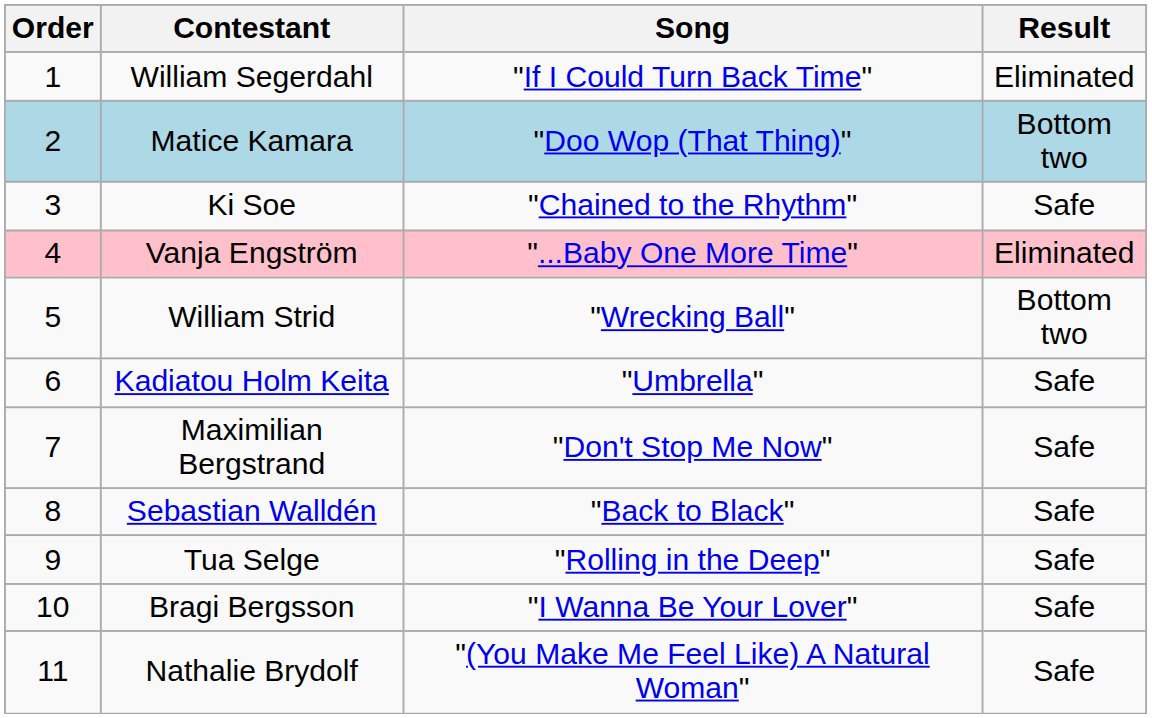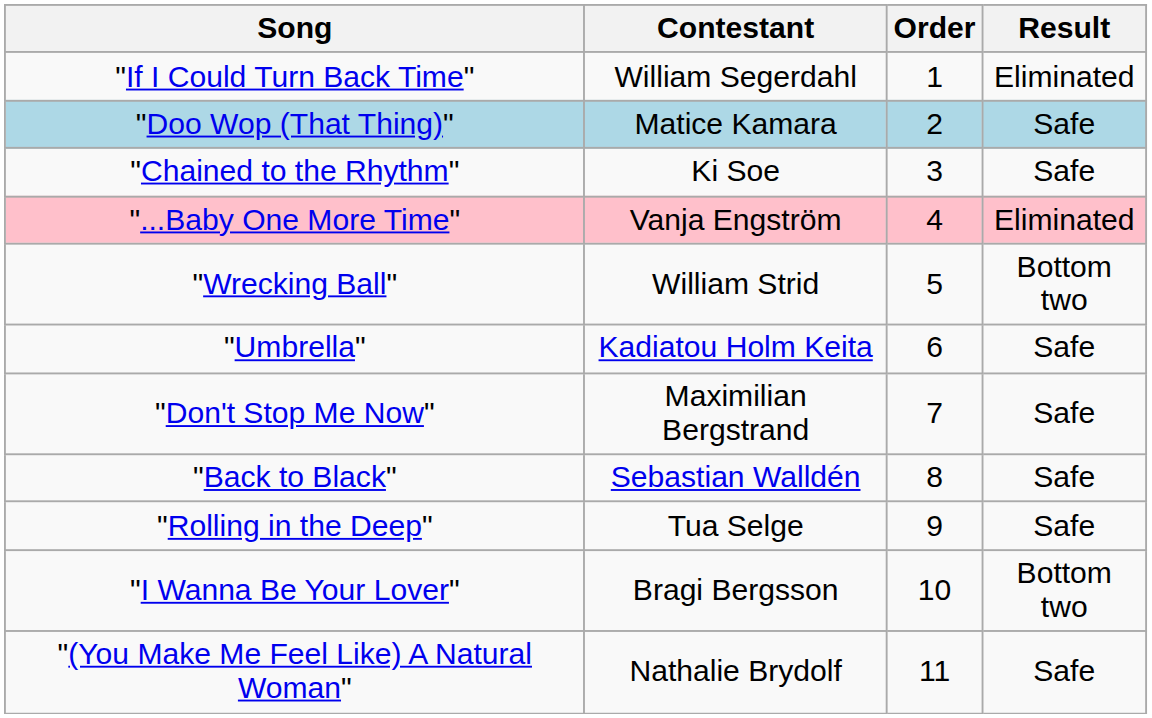columns swapped: (53, 28) <-> (693, 28)
(1064, 140) Bottom two -> (1064, 123) Safe
(1064, 606) Safe -> (1064, 590) Bottom two
